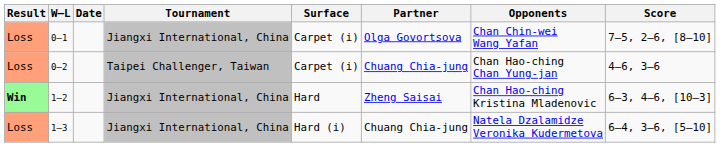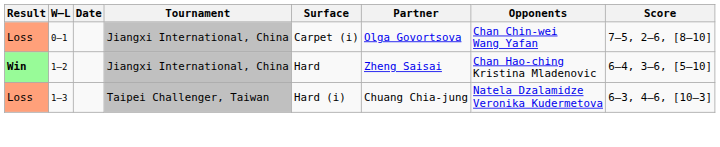- row: (59, 68)
(660, 97) 6–3, 4–6, [10–3] -> (660, 67) 6–4, 3–6, [5–10]
(198, 127) Jiangxi International, China -> (188, 97) Taipei Challenger, Taiwan
(660, 127) 6–4, 3–6, [5–10] -> (660, 97) 6–3, 4–6, [10–3]
